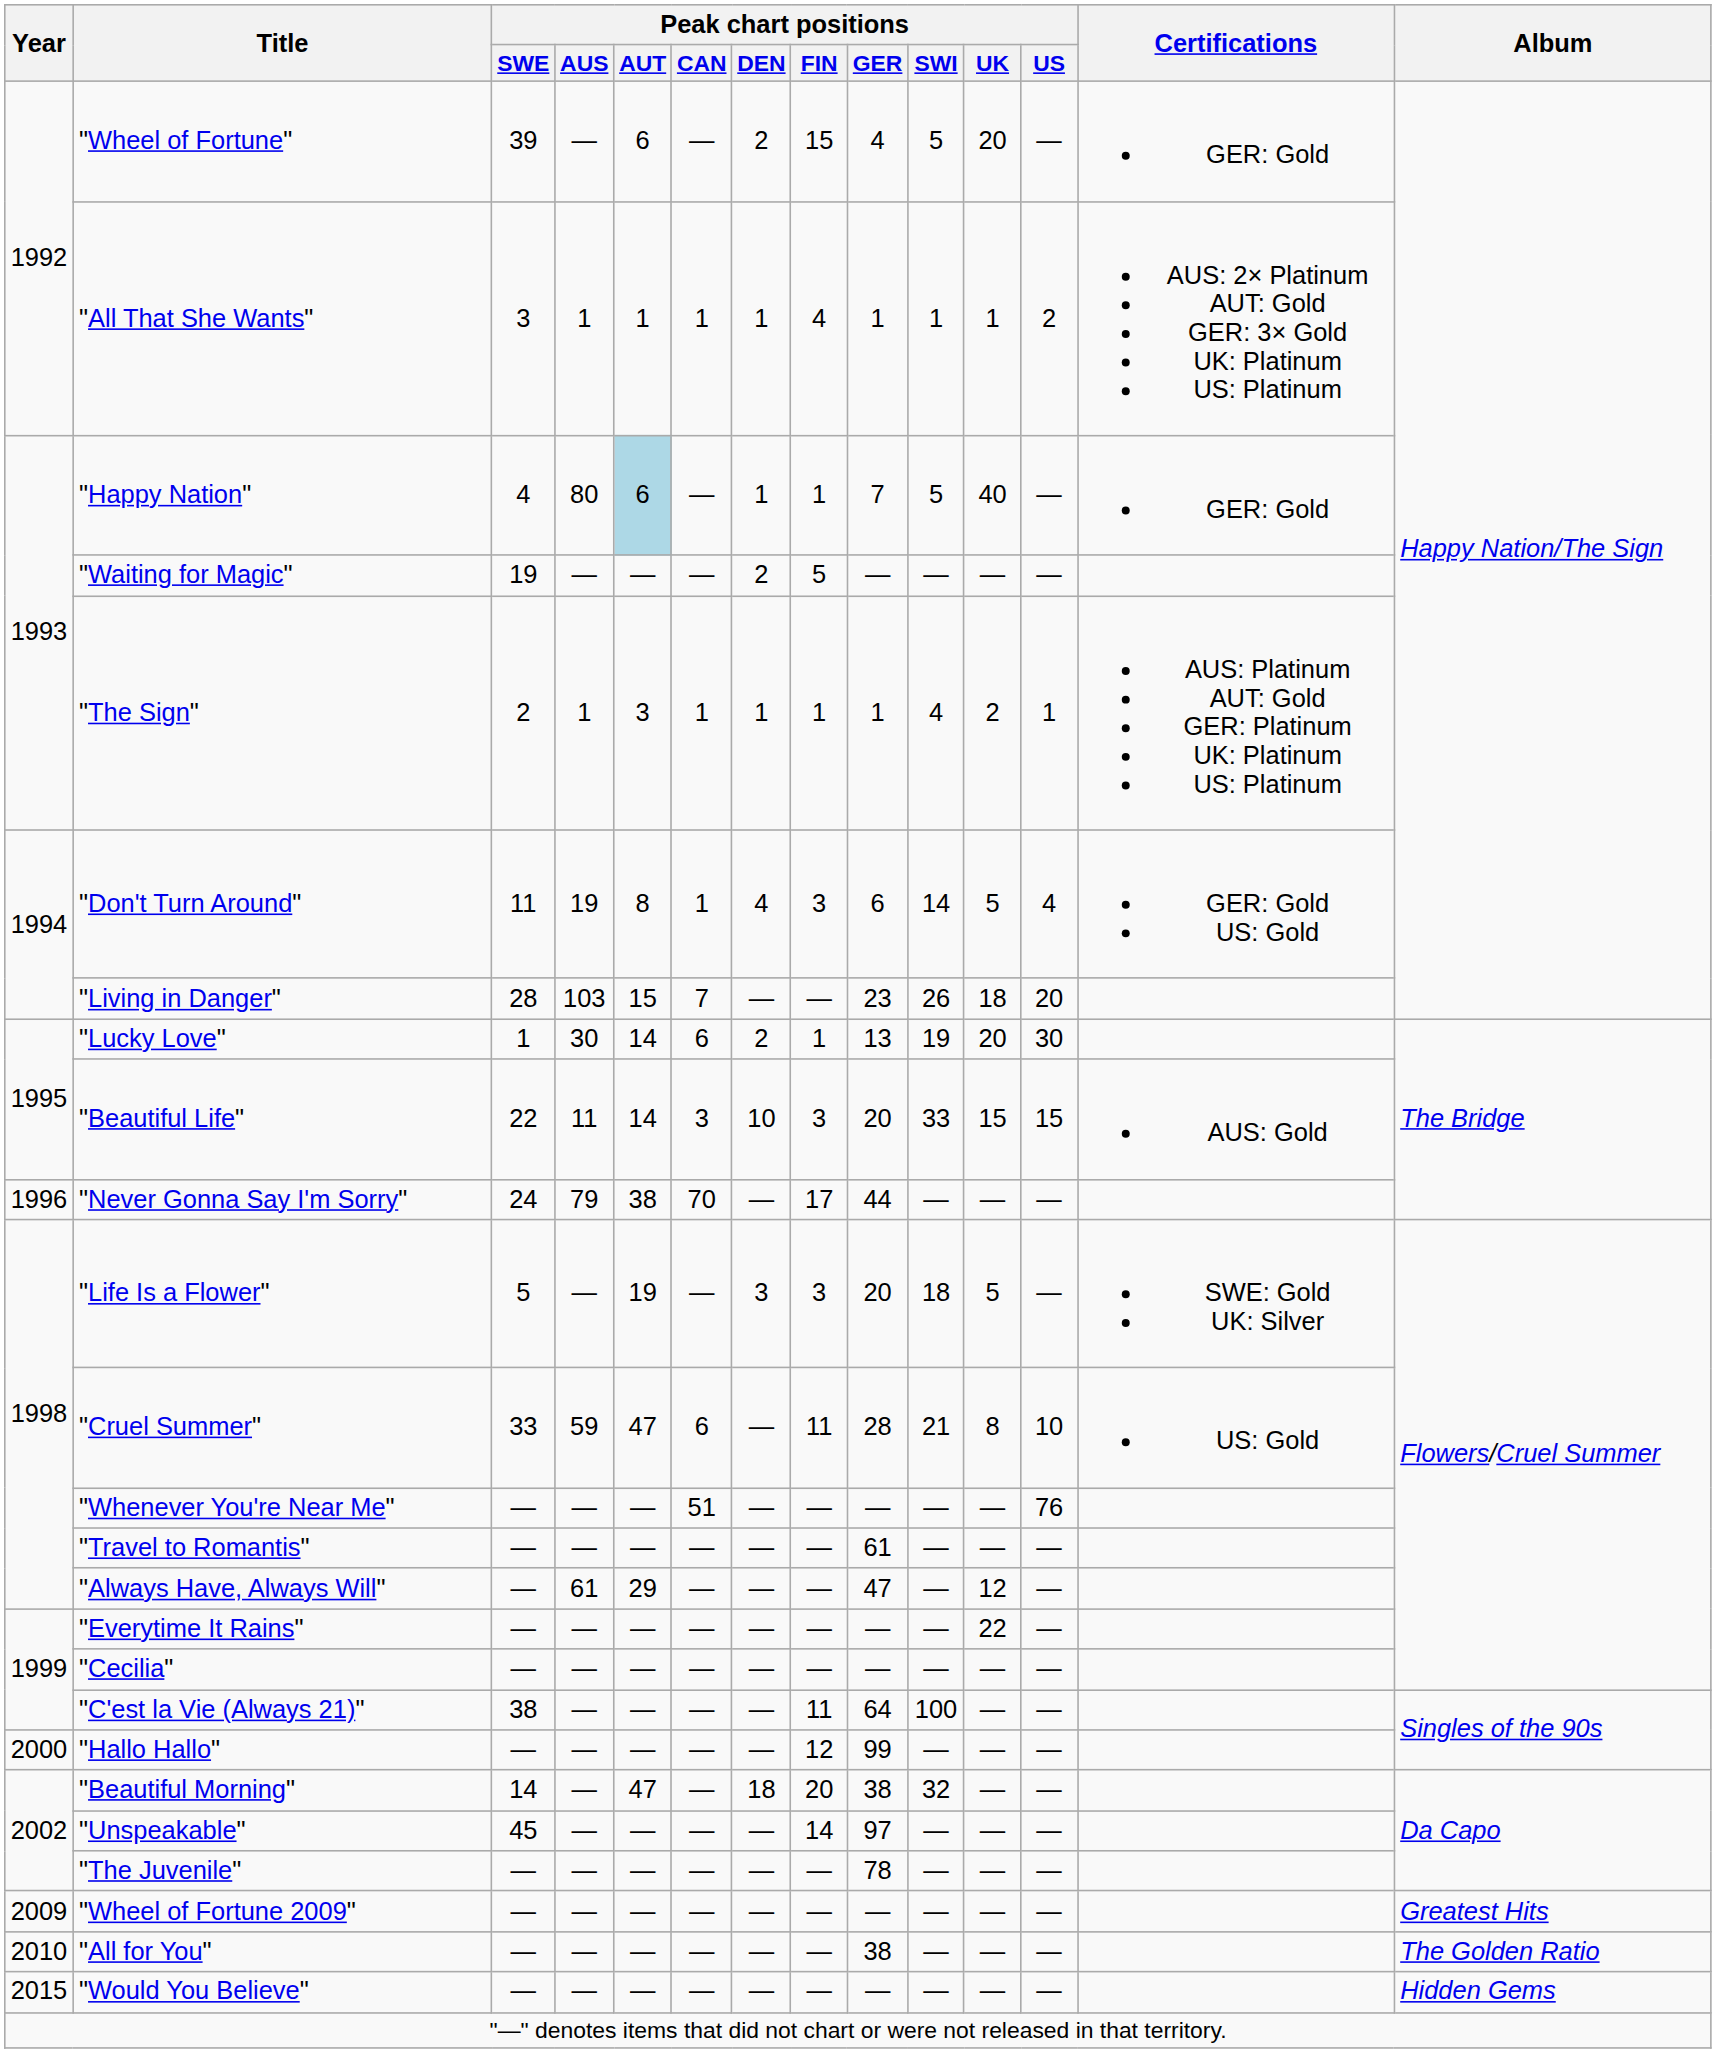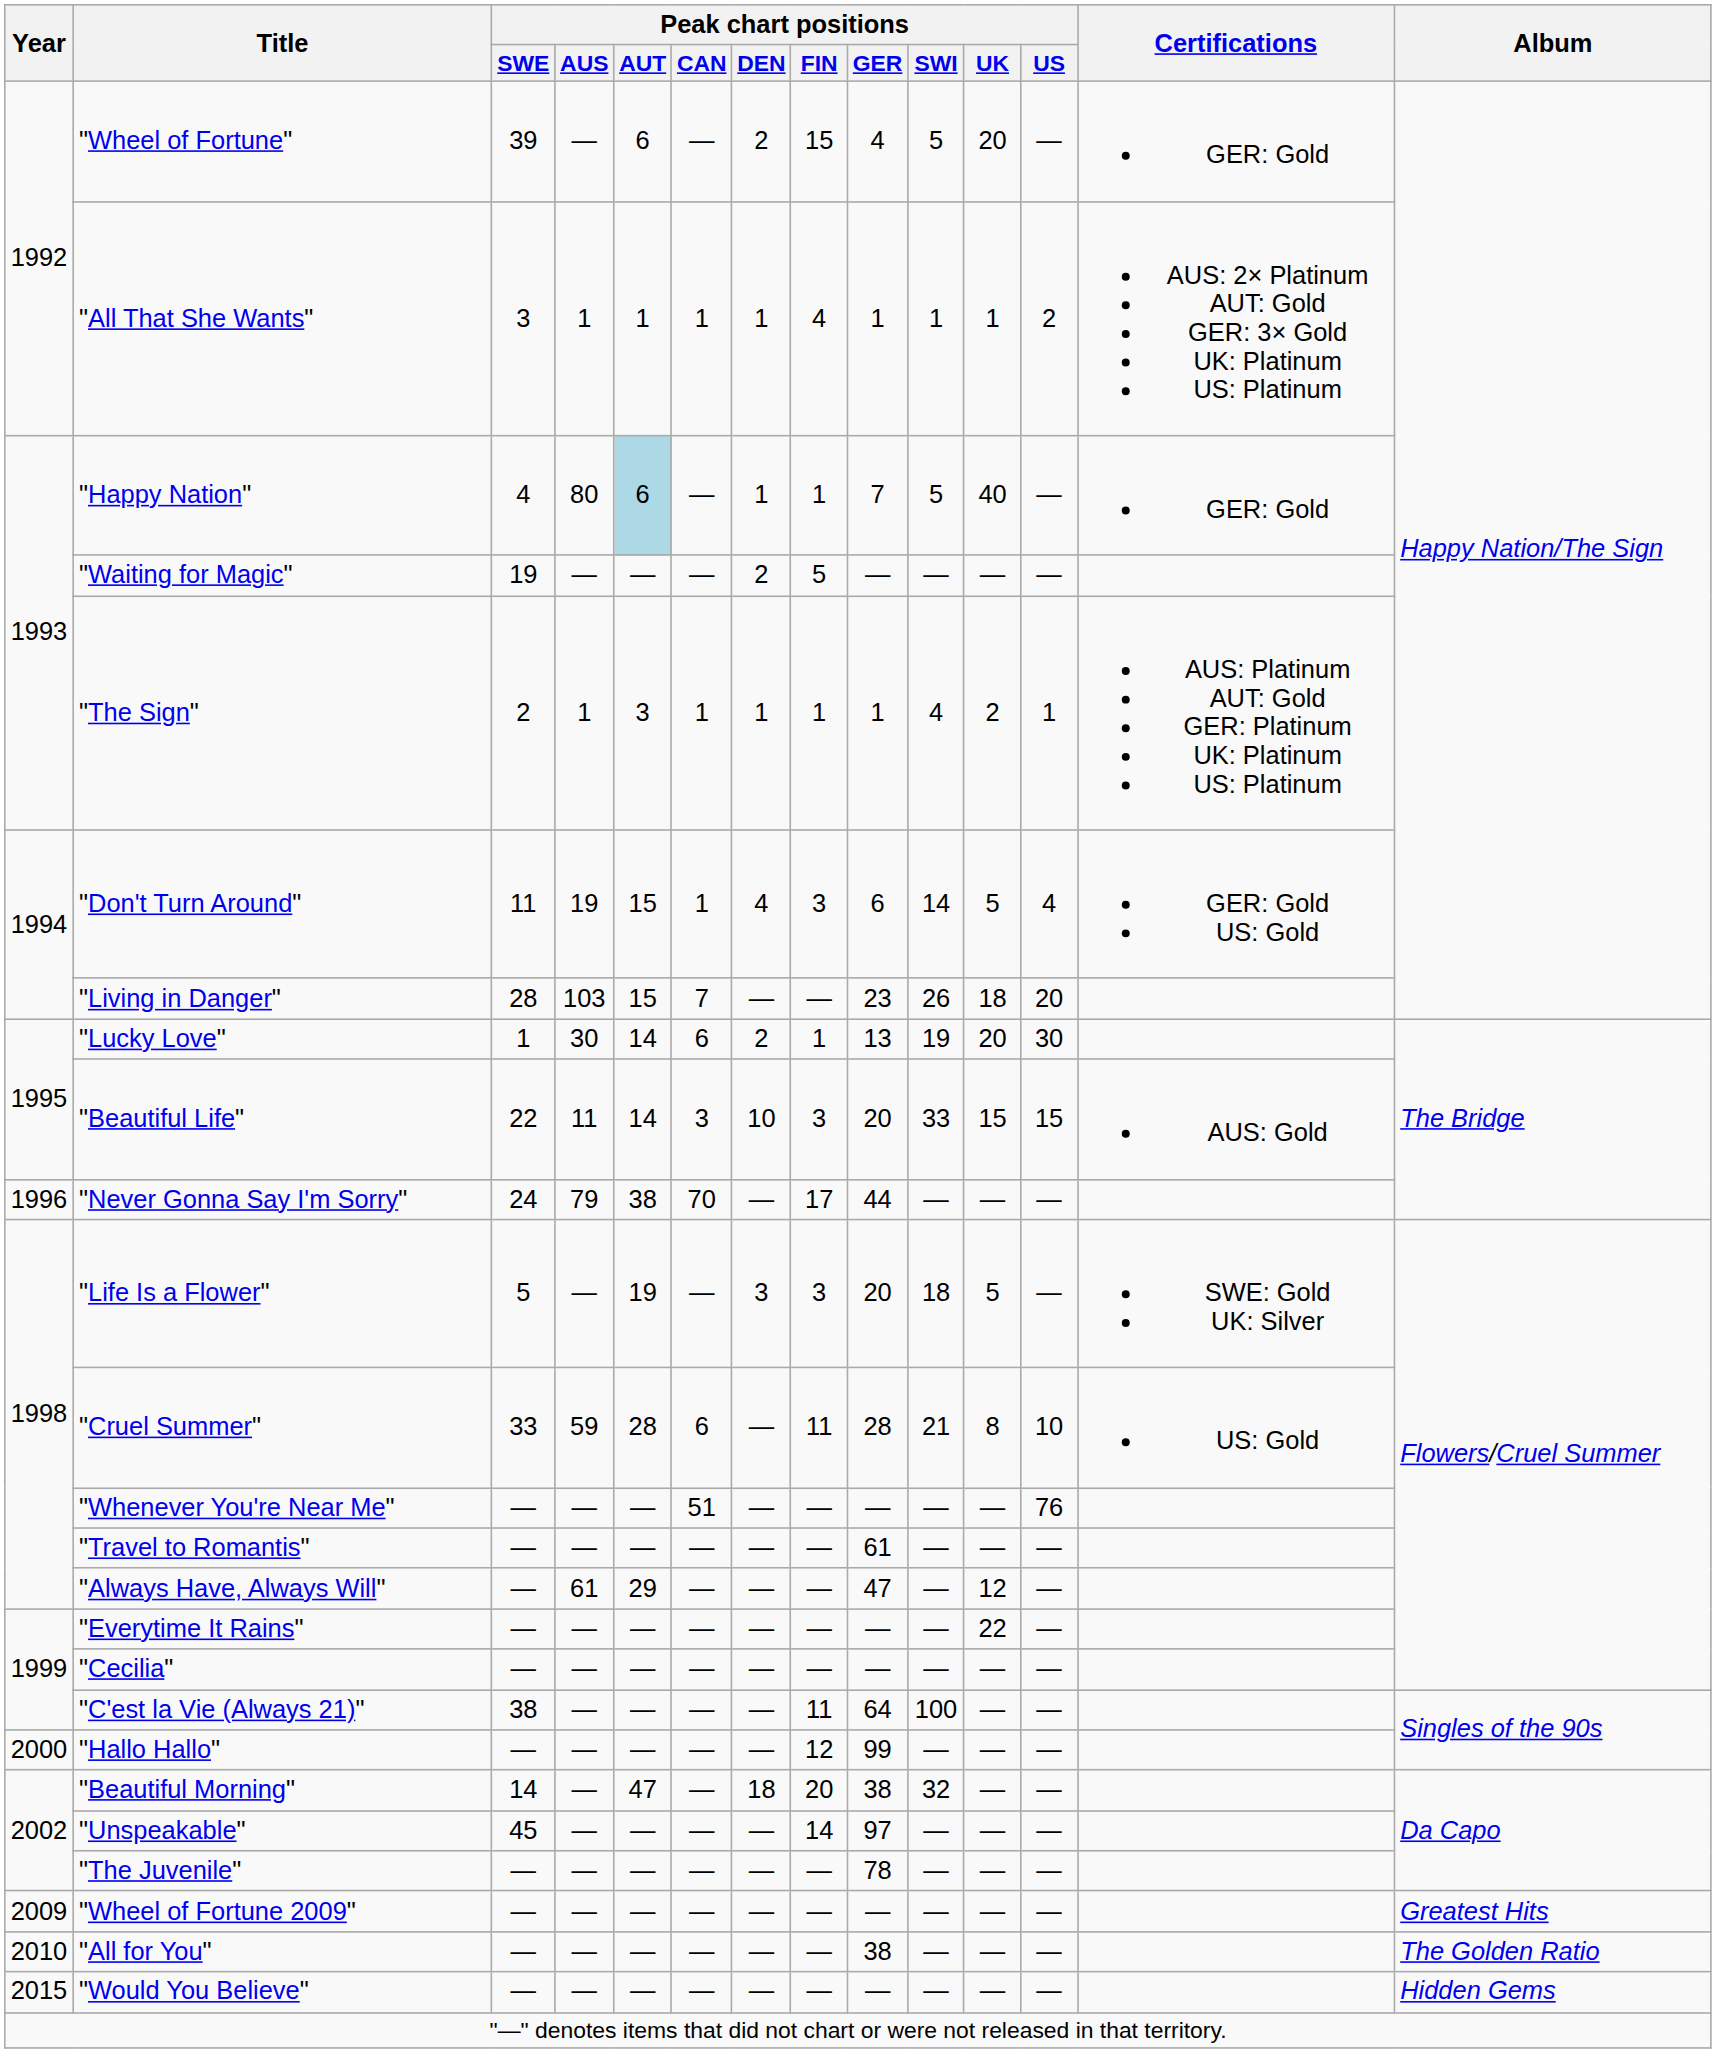(643, 903) 8 -> (643, 903) 15
(643, 1427) 47 -> (643, 1427) 28
